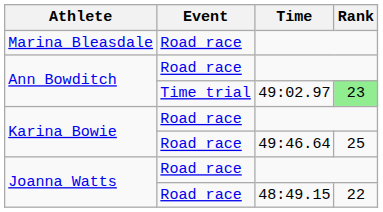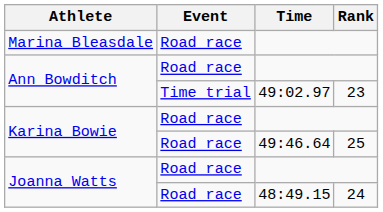(356, 93) lightgreen background -> (356, 93) no background
(356, 195) 22 -> (356, 195) 24
